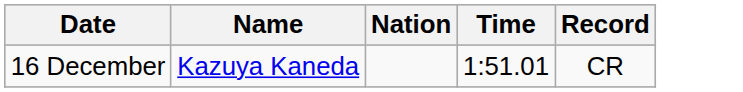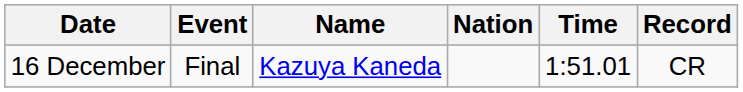+ column: (212, 24)
